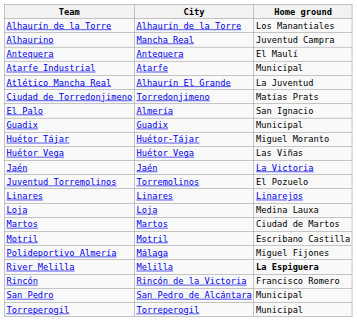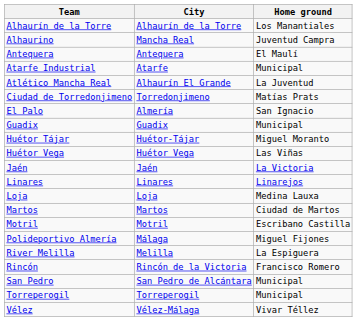- row: (61, 182)
(287, 267) bold -> (287, 253) normal
+ row: (20, 310)
